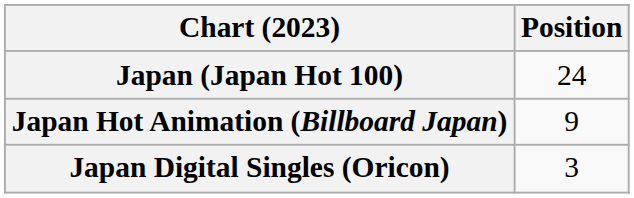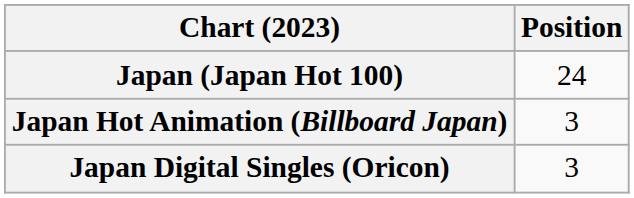(572, 121) 9 -> (572, 121) 3
